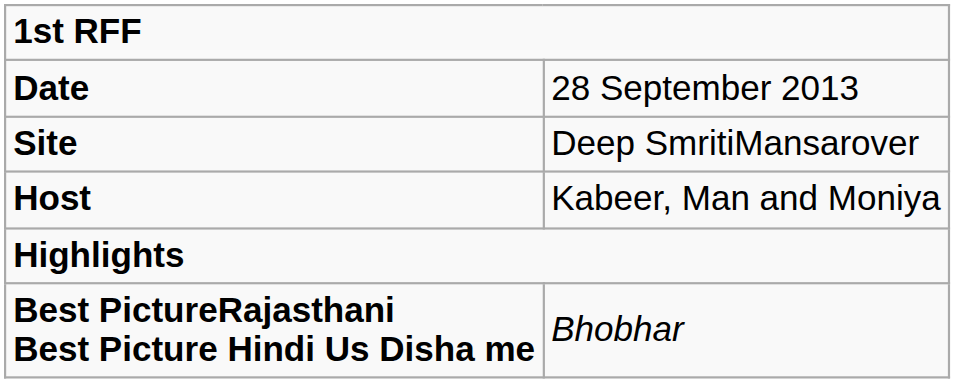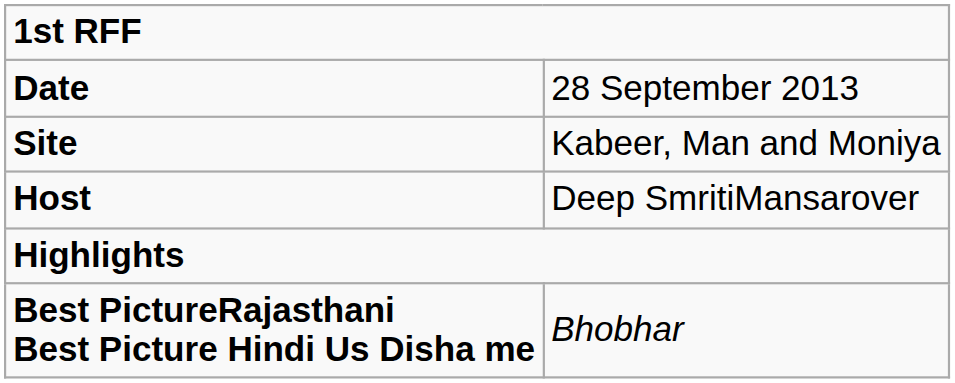(735, 143) Deep SmritiMansarover -> (746, 143) Kabeer, Man and Moniya
(746, 198) Kabeer, Man and Moniya -> (735, 198) Deep SmritiMansarover
